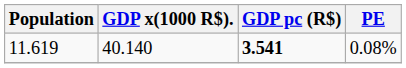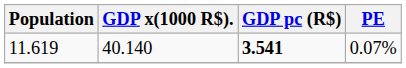(373, 47) 0.08% -> (373, 47) 0.07%
